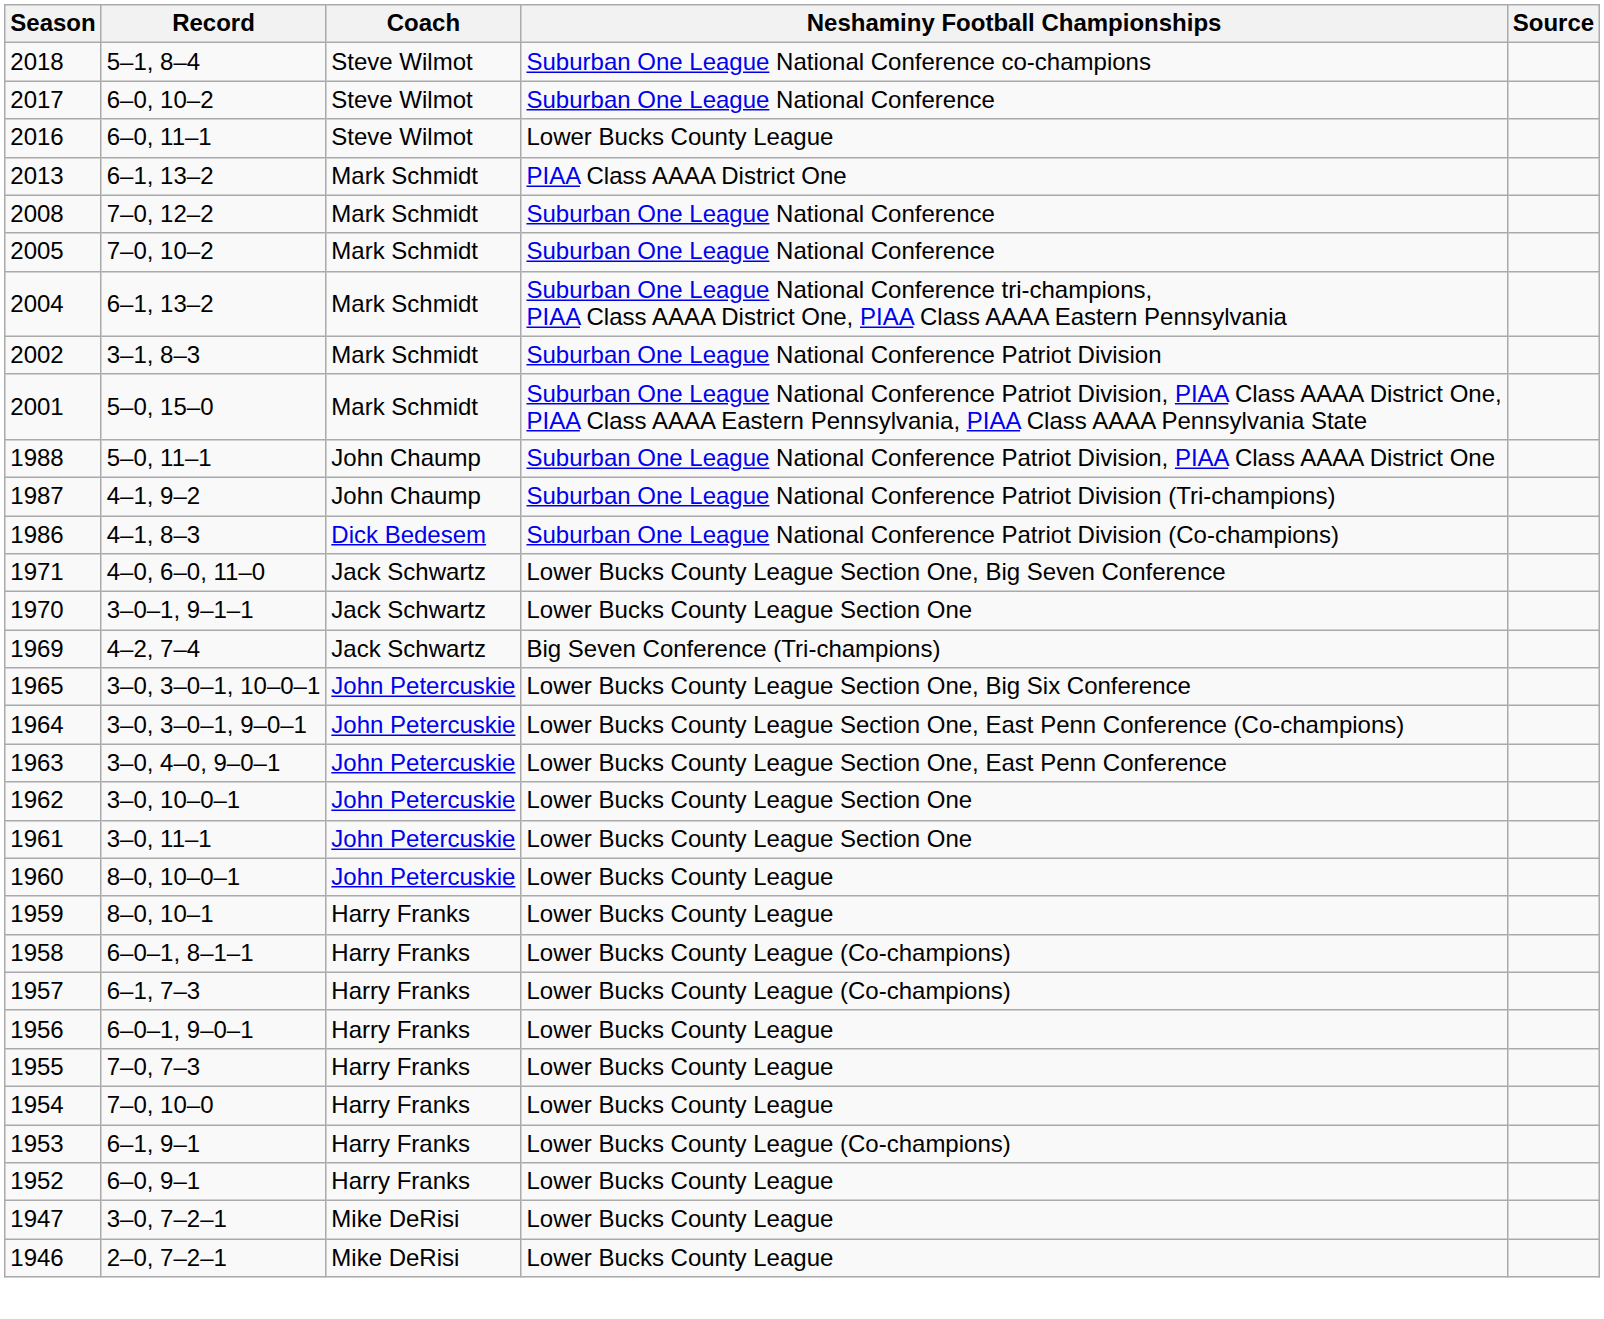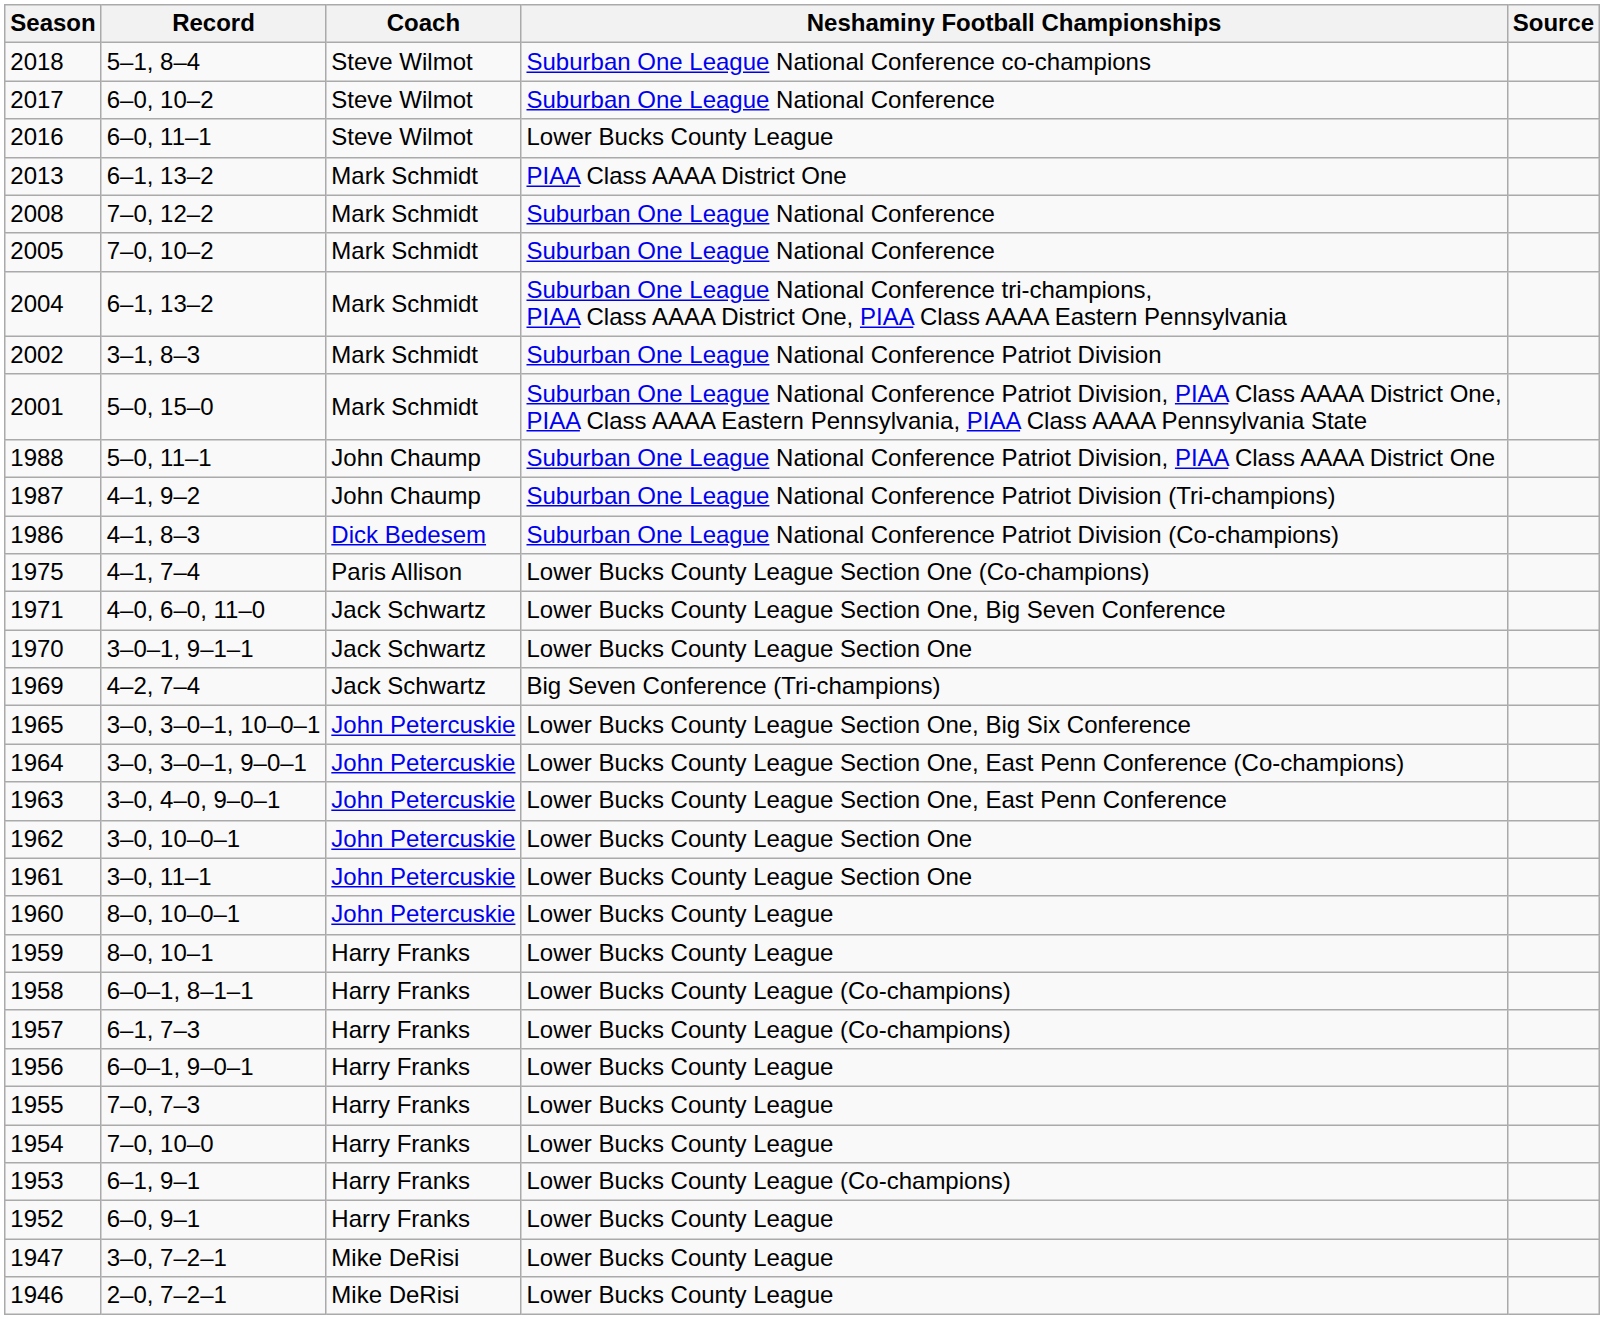+ row: (37, 572)
